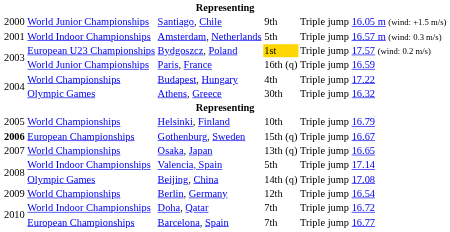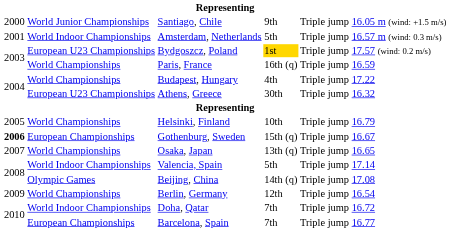(88, 65) World Junior Championships -> (74, 65) World Championships
(61, 93) Olympic Games -> (91, 93) European U23 Championships
